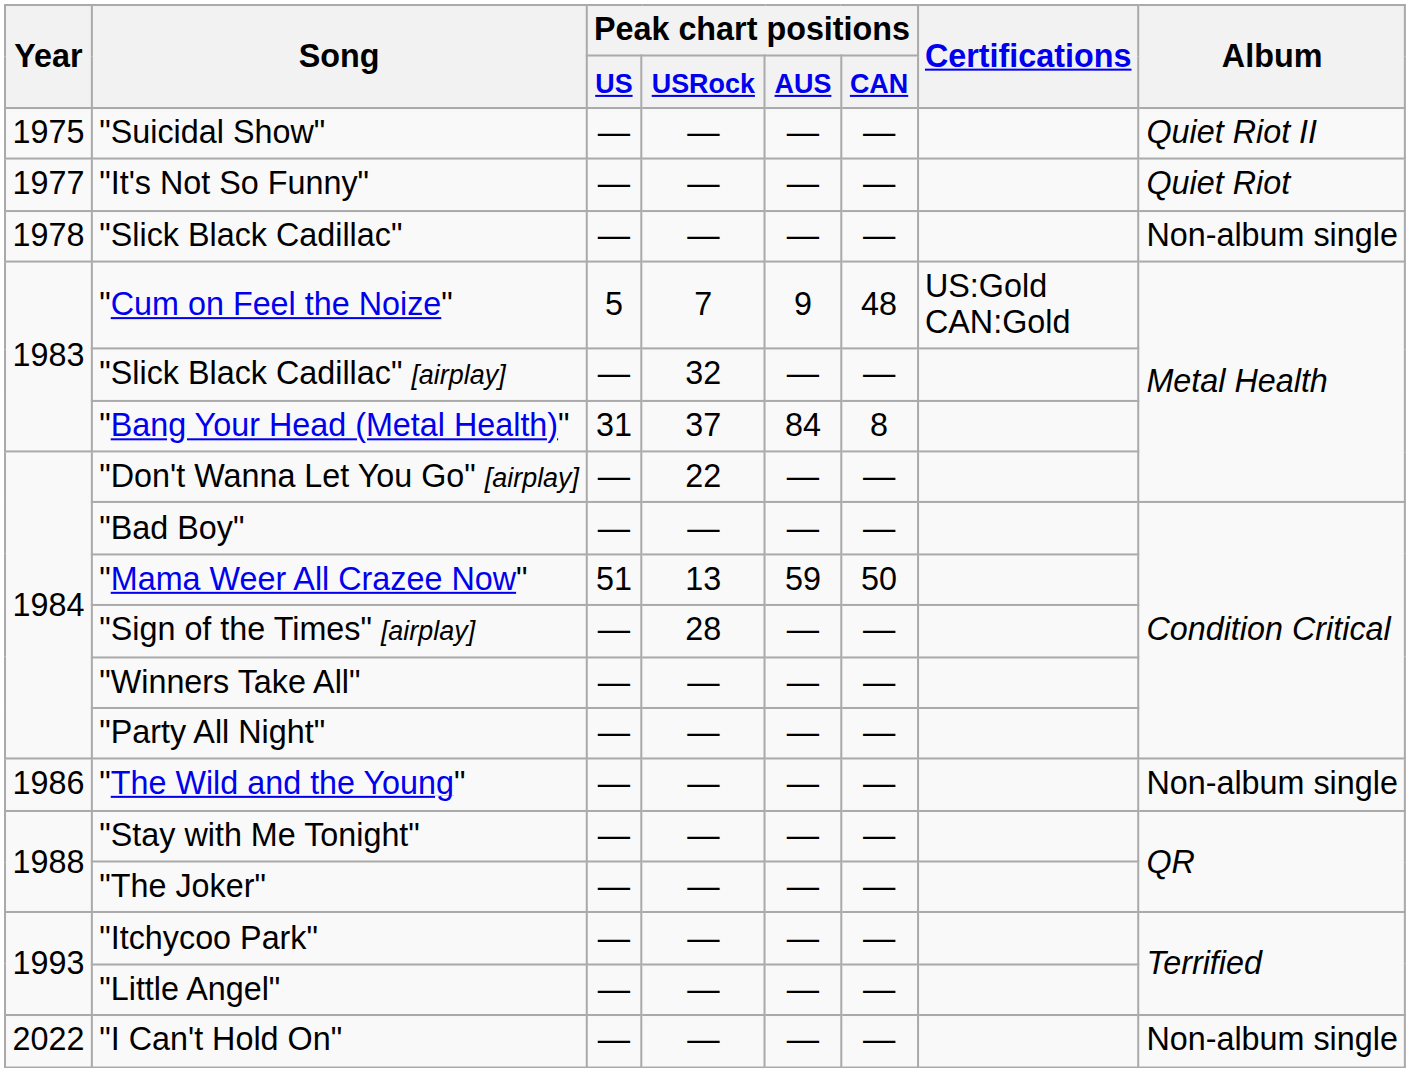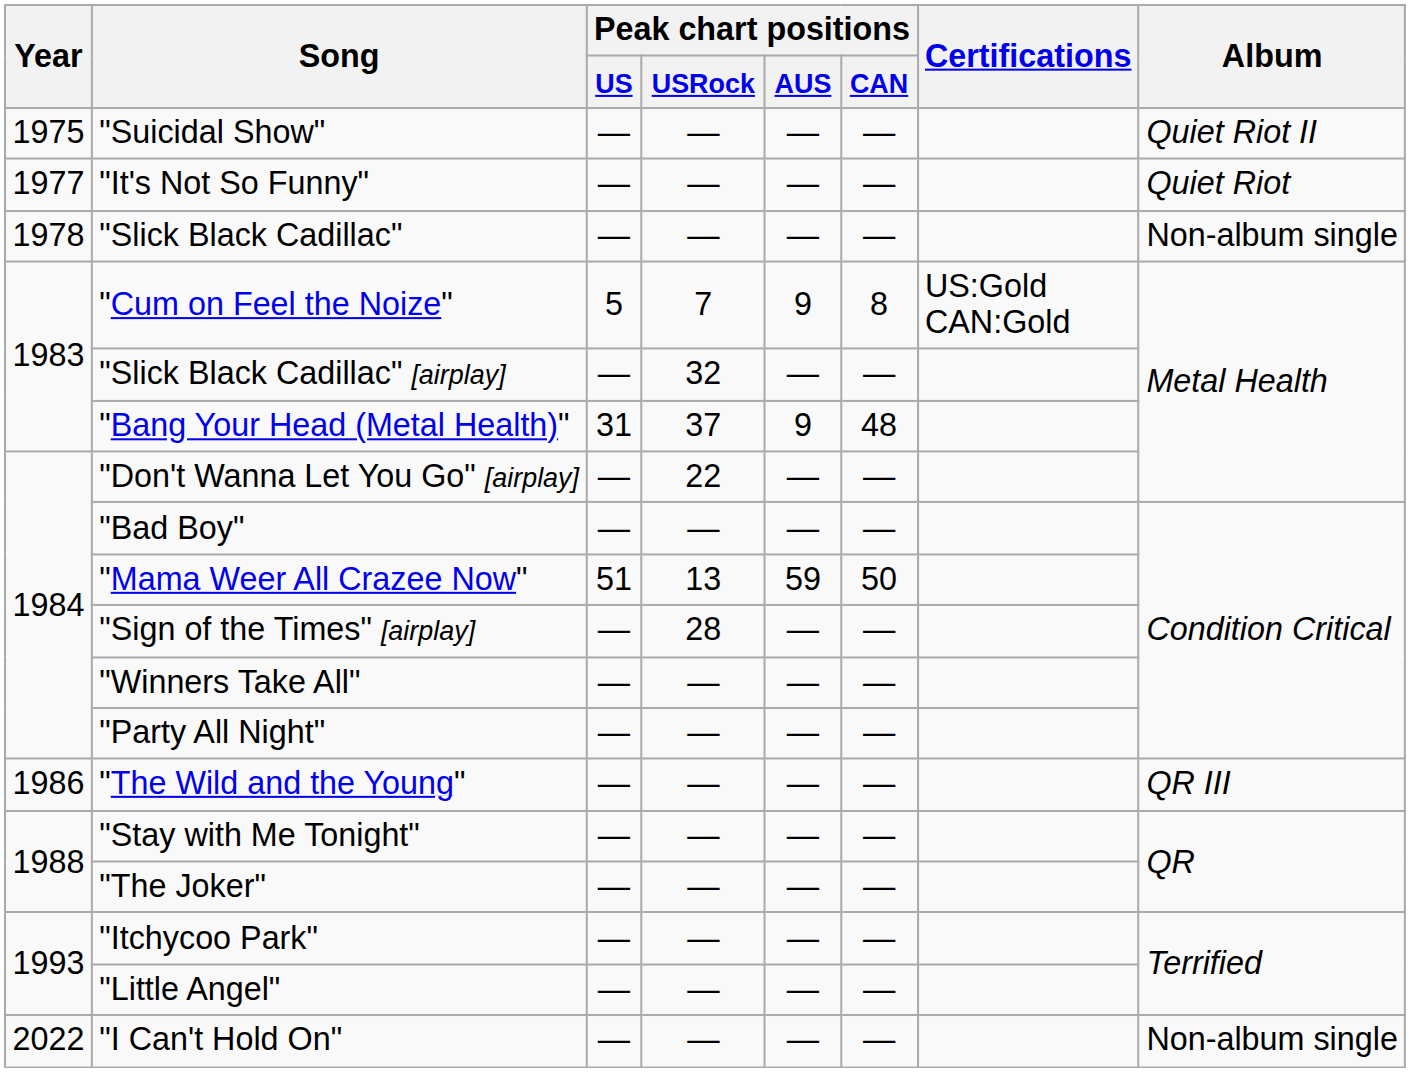(879, 304) 48 -> (879, 304) 8
(803, 425) 84 -> (803, 425) 9
(879, 425) 8 -> (879, 425) 48
(1272, 784) Non-album single -> (1189, 784) QR III
